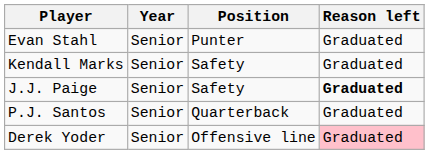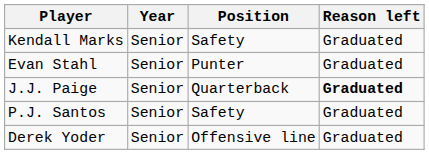rows swapped: (66, 65) <-> (53, 41)
(218, 89) Safety -> (240, 89) Quarterback
(240, 113) Quarterback -> (218, 113) Safety
(363, 137) pink background -> (363, 137) no background
